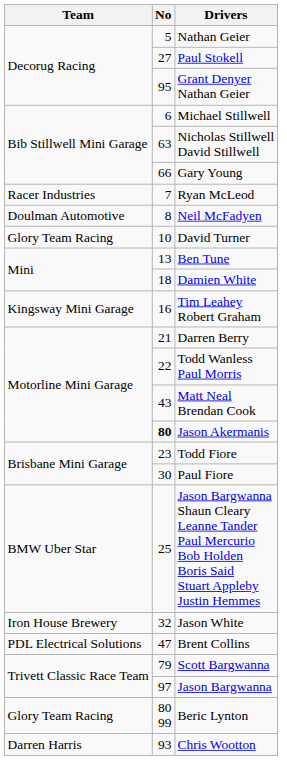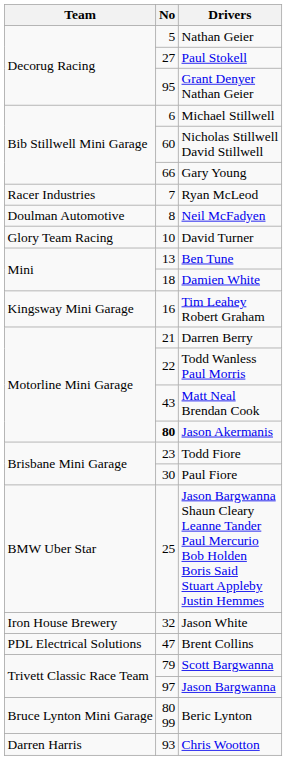(165, 144) 63 -> (169, 144) 60
(60, 715) Glory Team Racing -> (80, 715) Bruce Lynton Mini Garage
